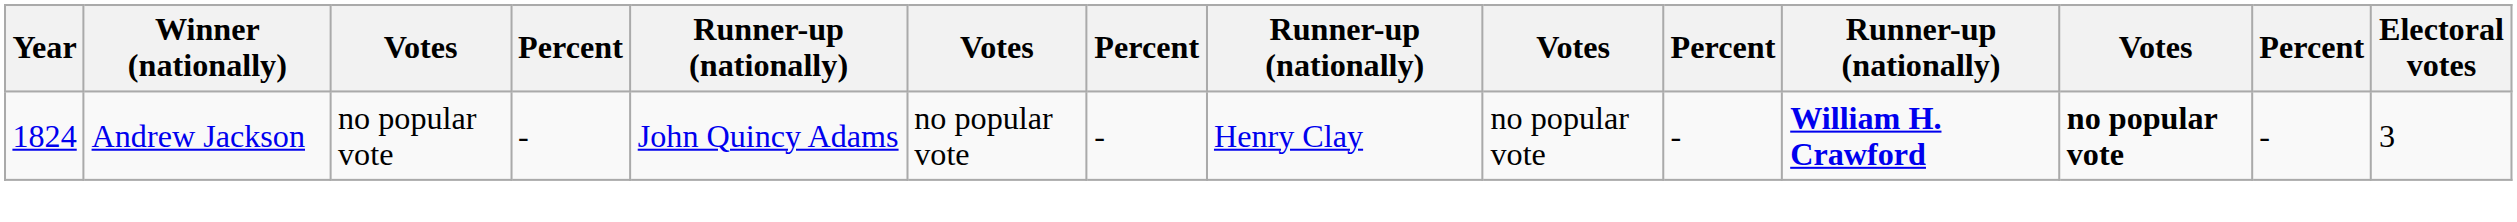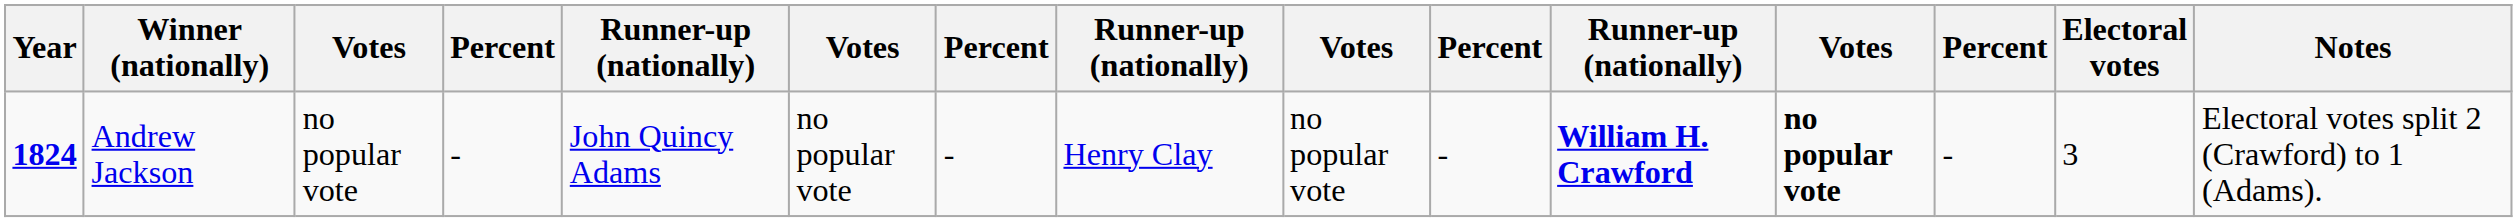+ column: (2353, 48)
(45, 135) normal -> (45, 153) bold
